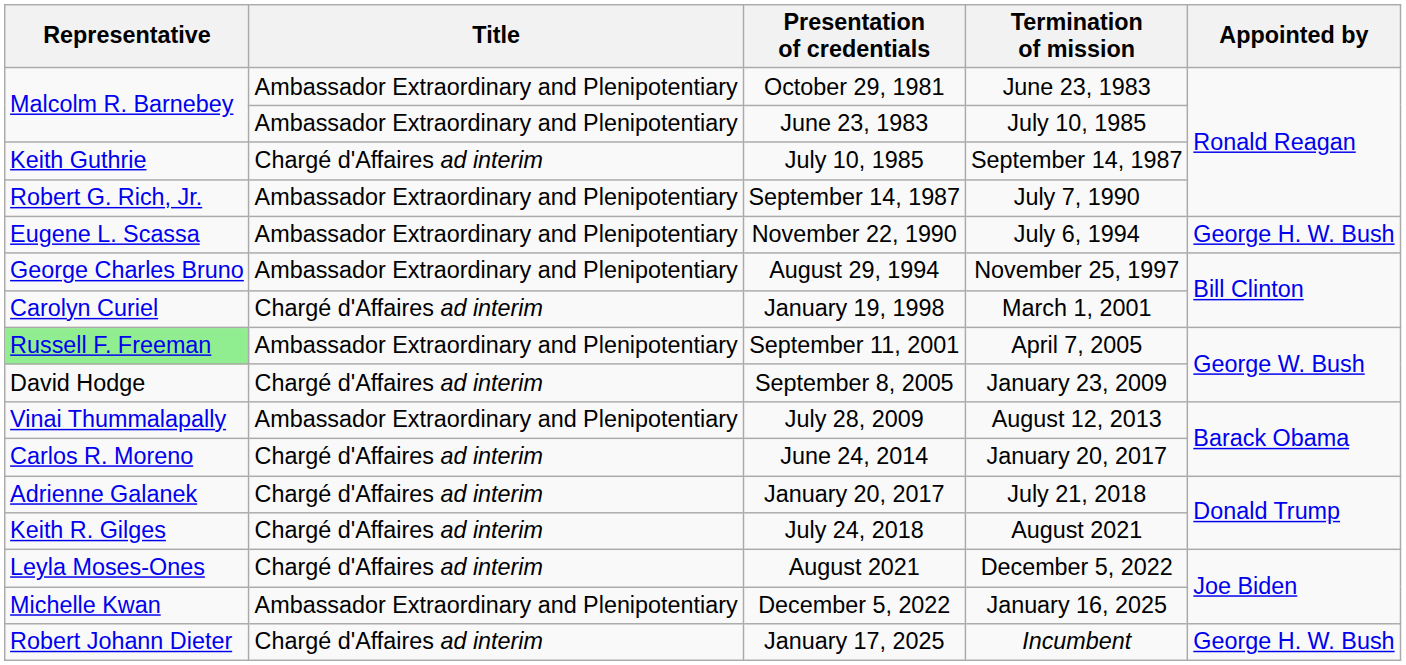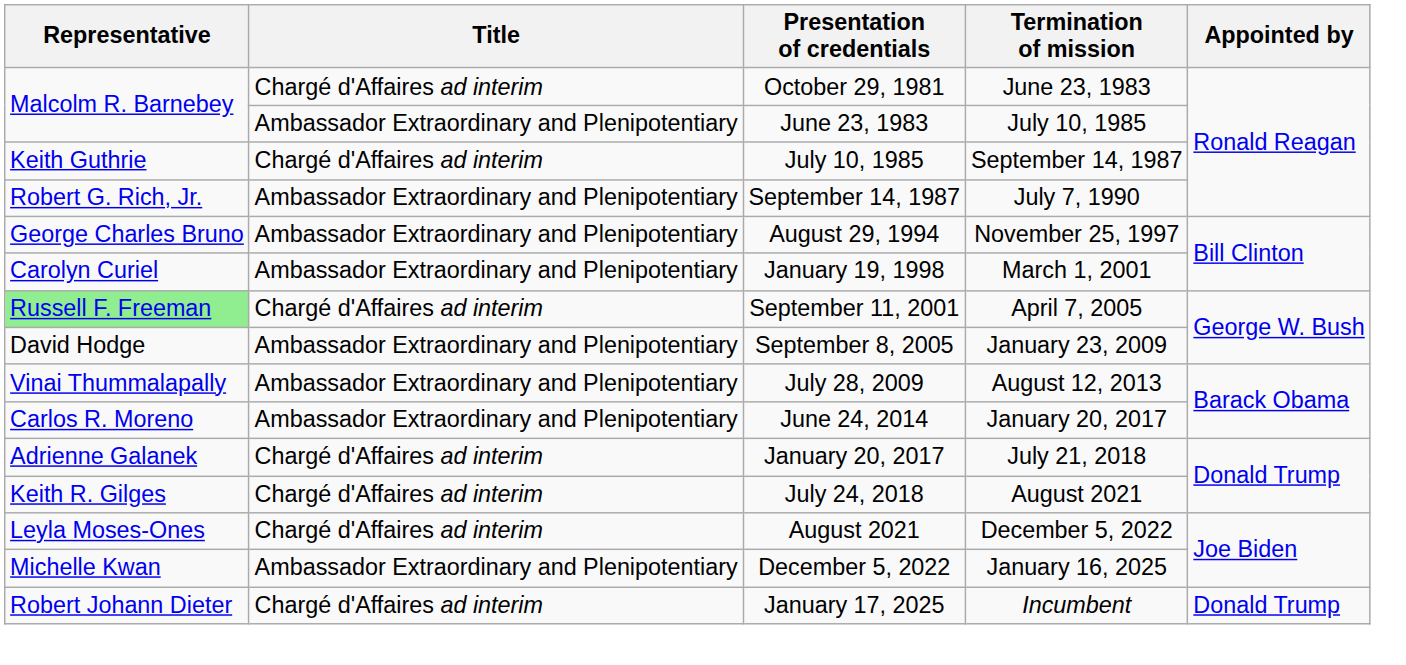(496, 86) Ambassador Extraordinary and Plenipotentiary -> (399, 86) Chargé d'Affaires ad interim
- row: (854, 234)
(399, 308) Chargé d'Affaires ad interim -> (496, 271) Ambassador Extraordinary and Plenipotentiary
(496, 345) Ambassador Extraordinary and Plenipotentiary -> (399, 308) Chargé d'Affaires ad interim
(399, 382) Chargé d'Affaires ad interim -> (496, 345) Ambassador Extraordinary and Plenipotentiary
(399, 456) Chargé d'Affaires ad interim -> (496, 419) Ambassador Extraordinary and Plenipotentiary
(1294, 642) George H. W. Bush -> (1267, 605) Donald Trump
